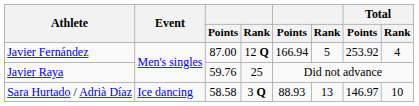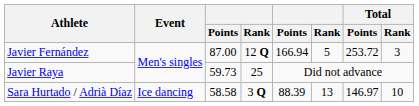(362, 53) 253.92 -> (362, 53) 253.72
(397, 53) 4 -> (397, 53) 3
(223, 72) 59.76 -> (223, 72) 59.73
(292, 92) 88.93 -> (292, 92) 88.39
